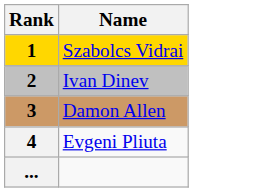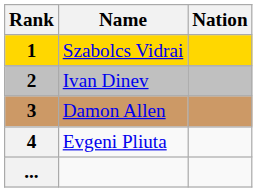+ column: (220, 19)
